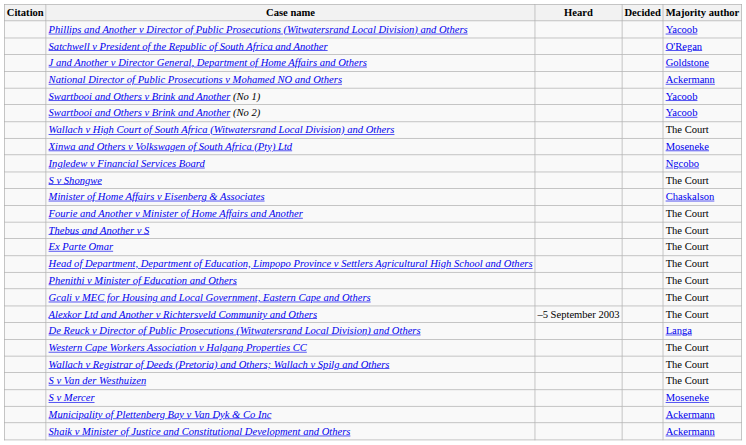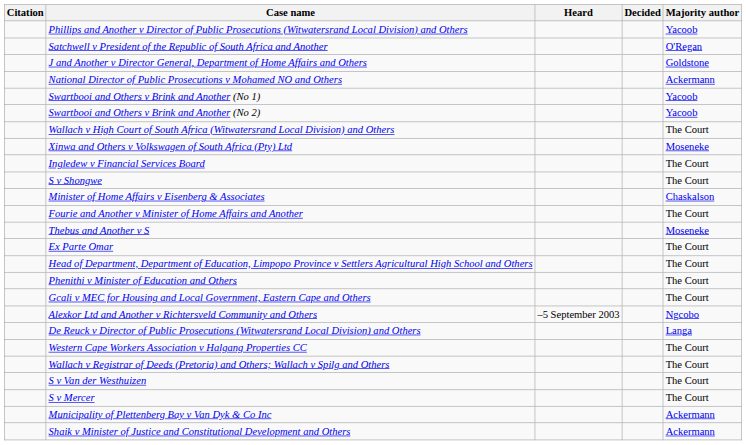(682, 163) Ngcobo -> (687, 163) The Court
(687, 230) The Court -> (687, 230) Moseneke
(687, 314) The Court -> (682, 314) Ngcobo
(687, 398) Moseneke -> (687, 398) The Court
